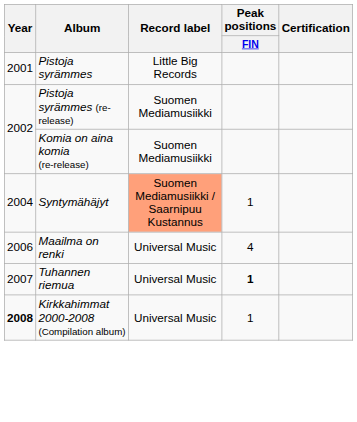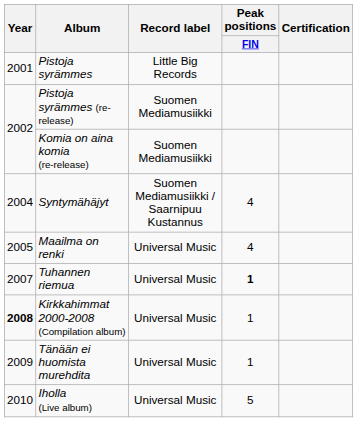(175, 203) lightsalmon background -> (175, 203) no background
(250, 203) 1 -> (250, 203) 4
(20, 247) 2006 -> (20, 247) 2005
+ row: (64, 362)
+ row: (65, 400)
